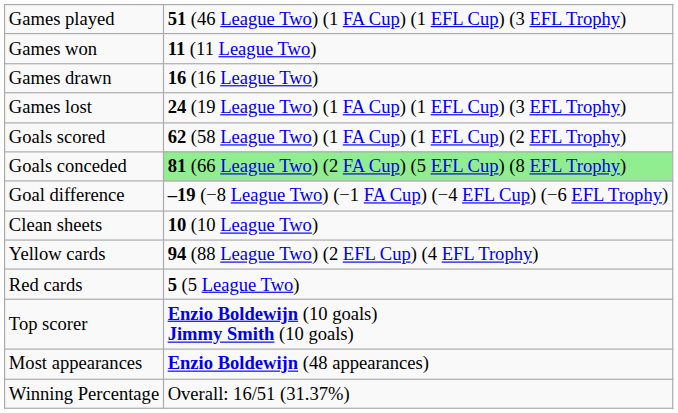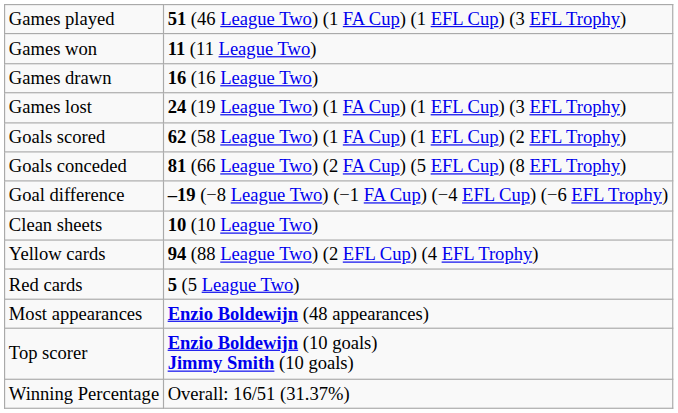(397, 166) lightgreen background -> (397, 166) no background
rows swapped: (76, 363) <-> (48, 324)
